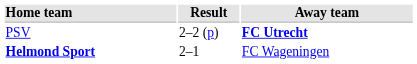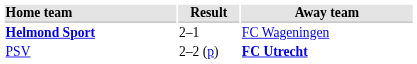rows swapped: (50, 51) <-> (18, 32)
